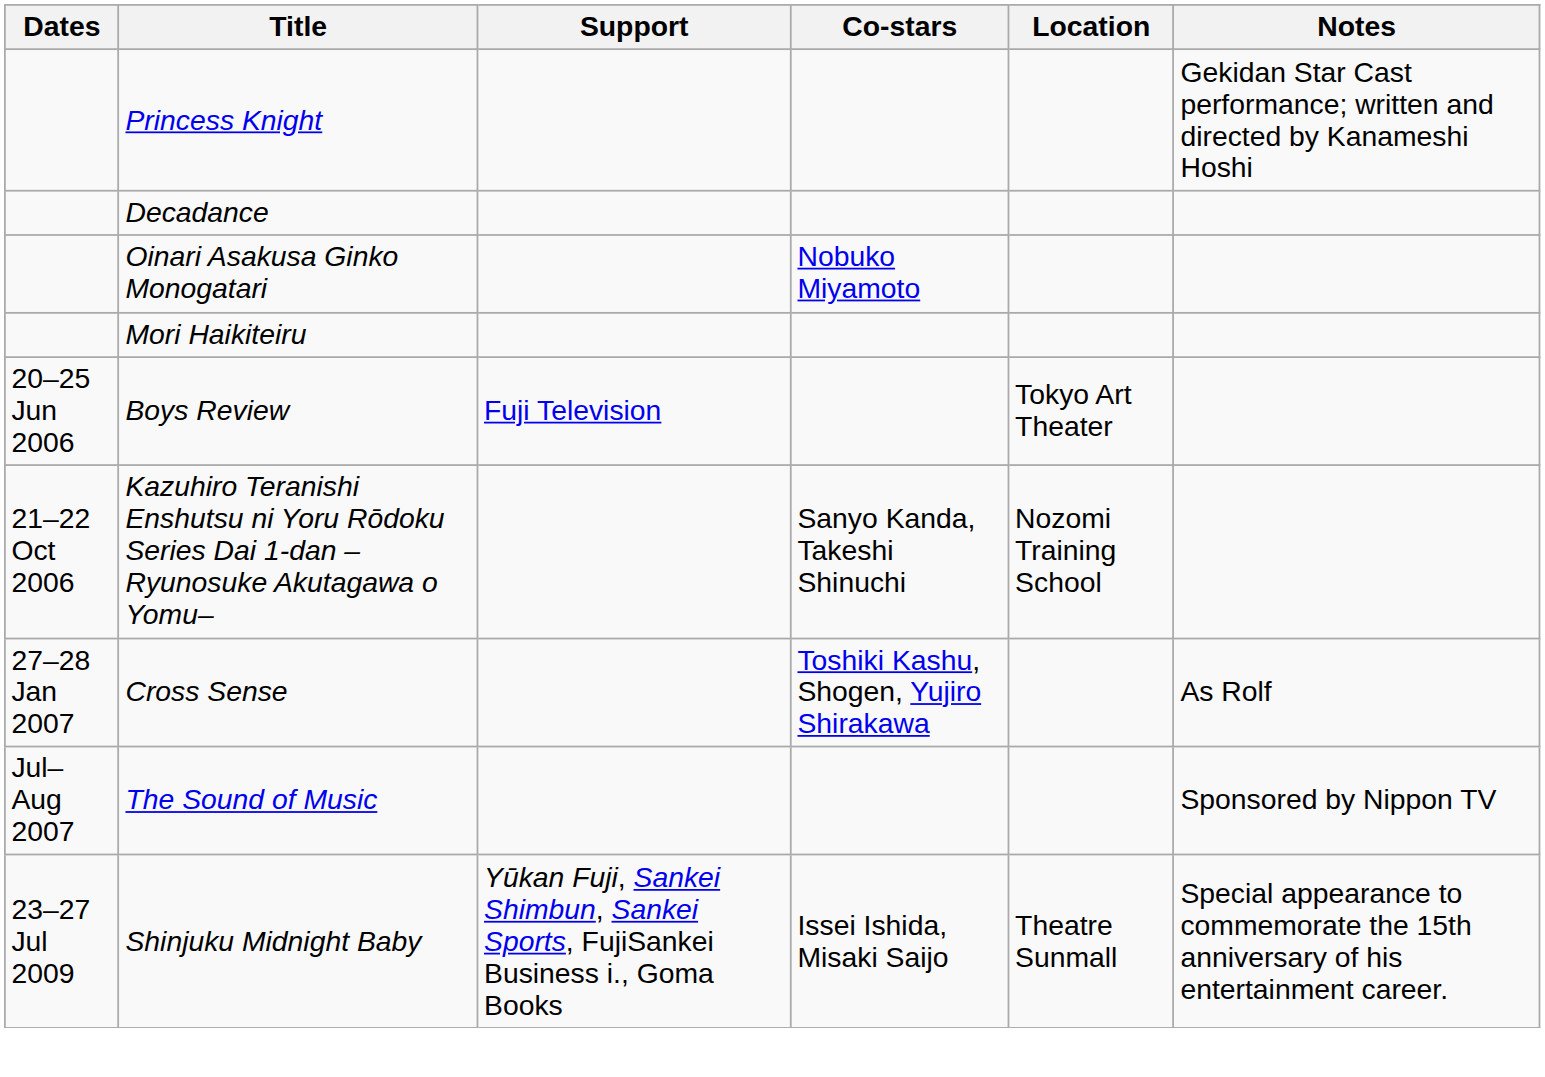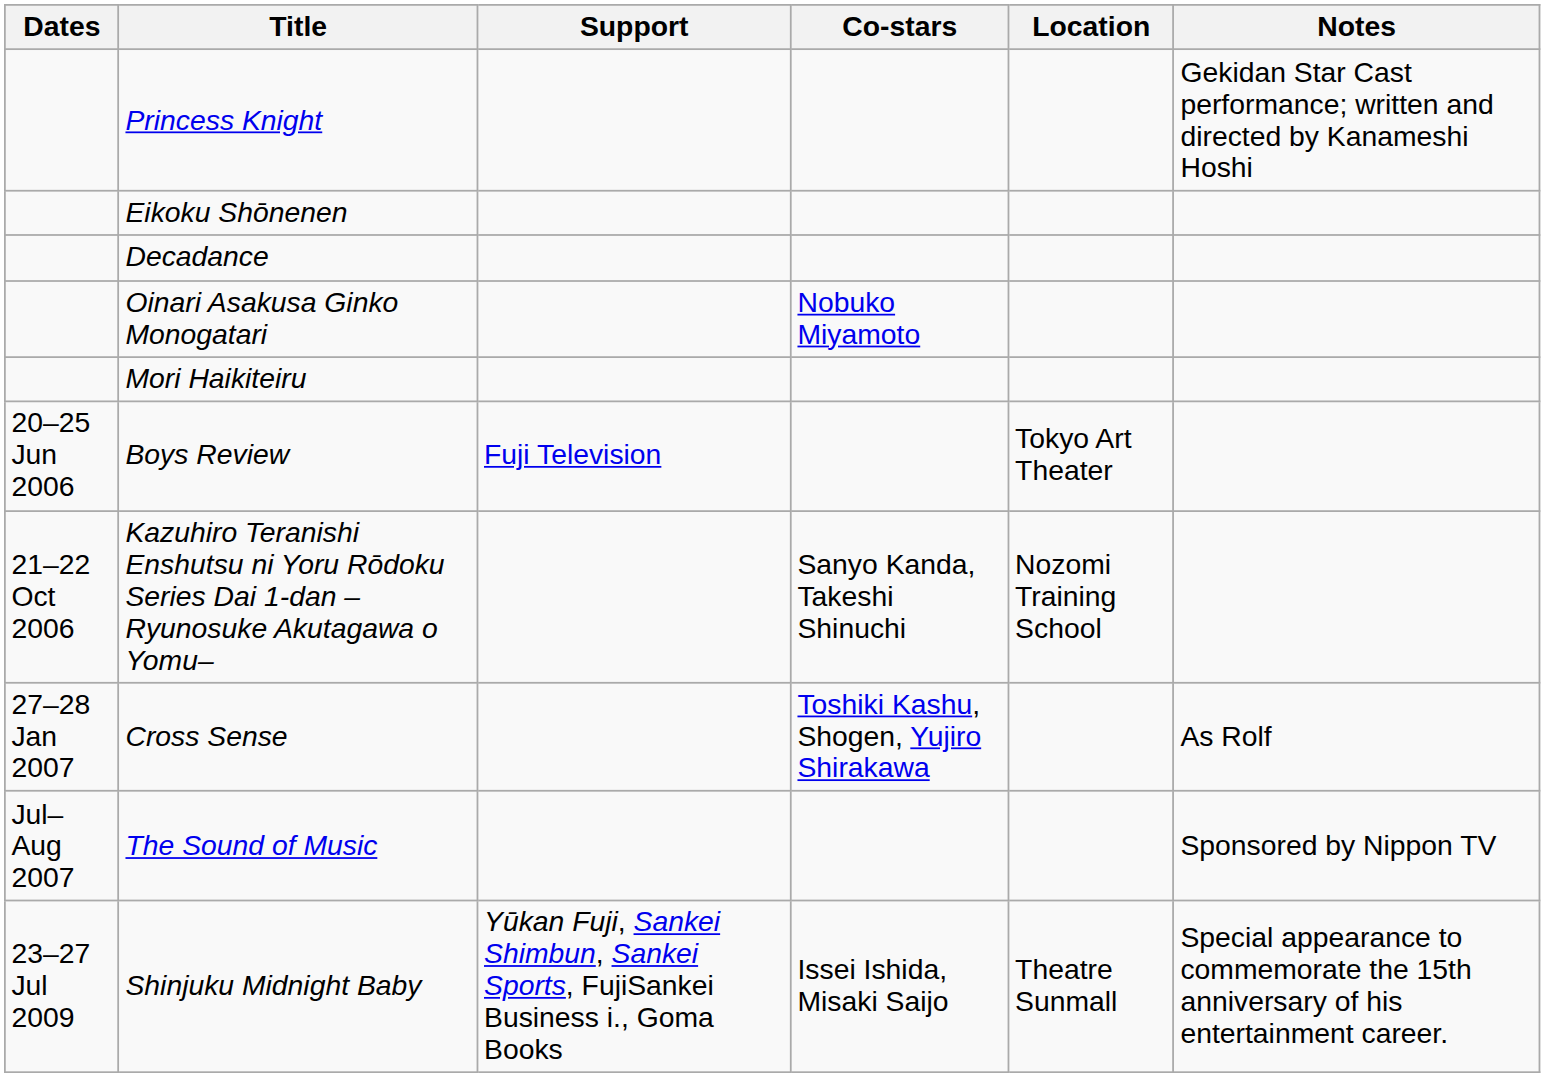+ row: (236, 212)
